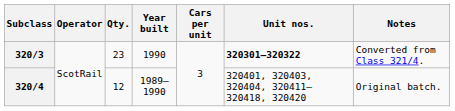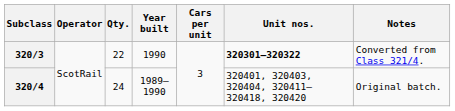(119, 55) 23 -> (119, 55) 22
(119, 87) 12 -> (119, 87) 24
